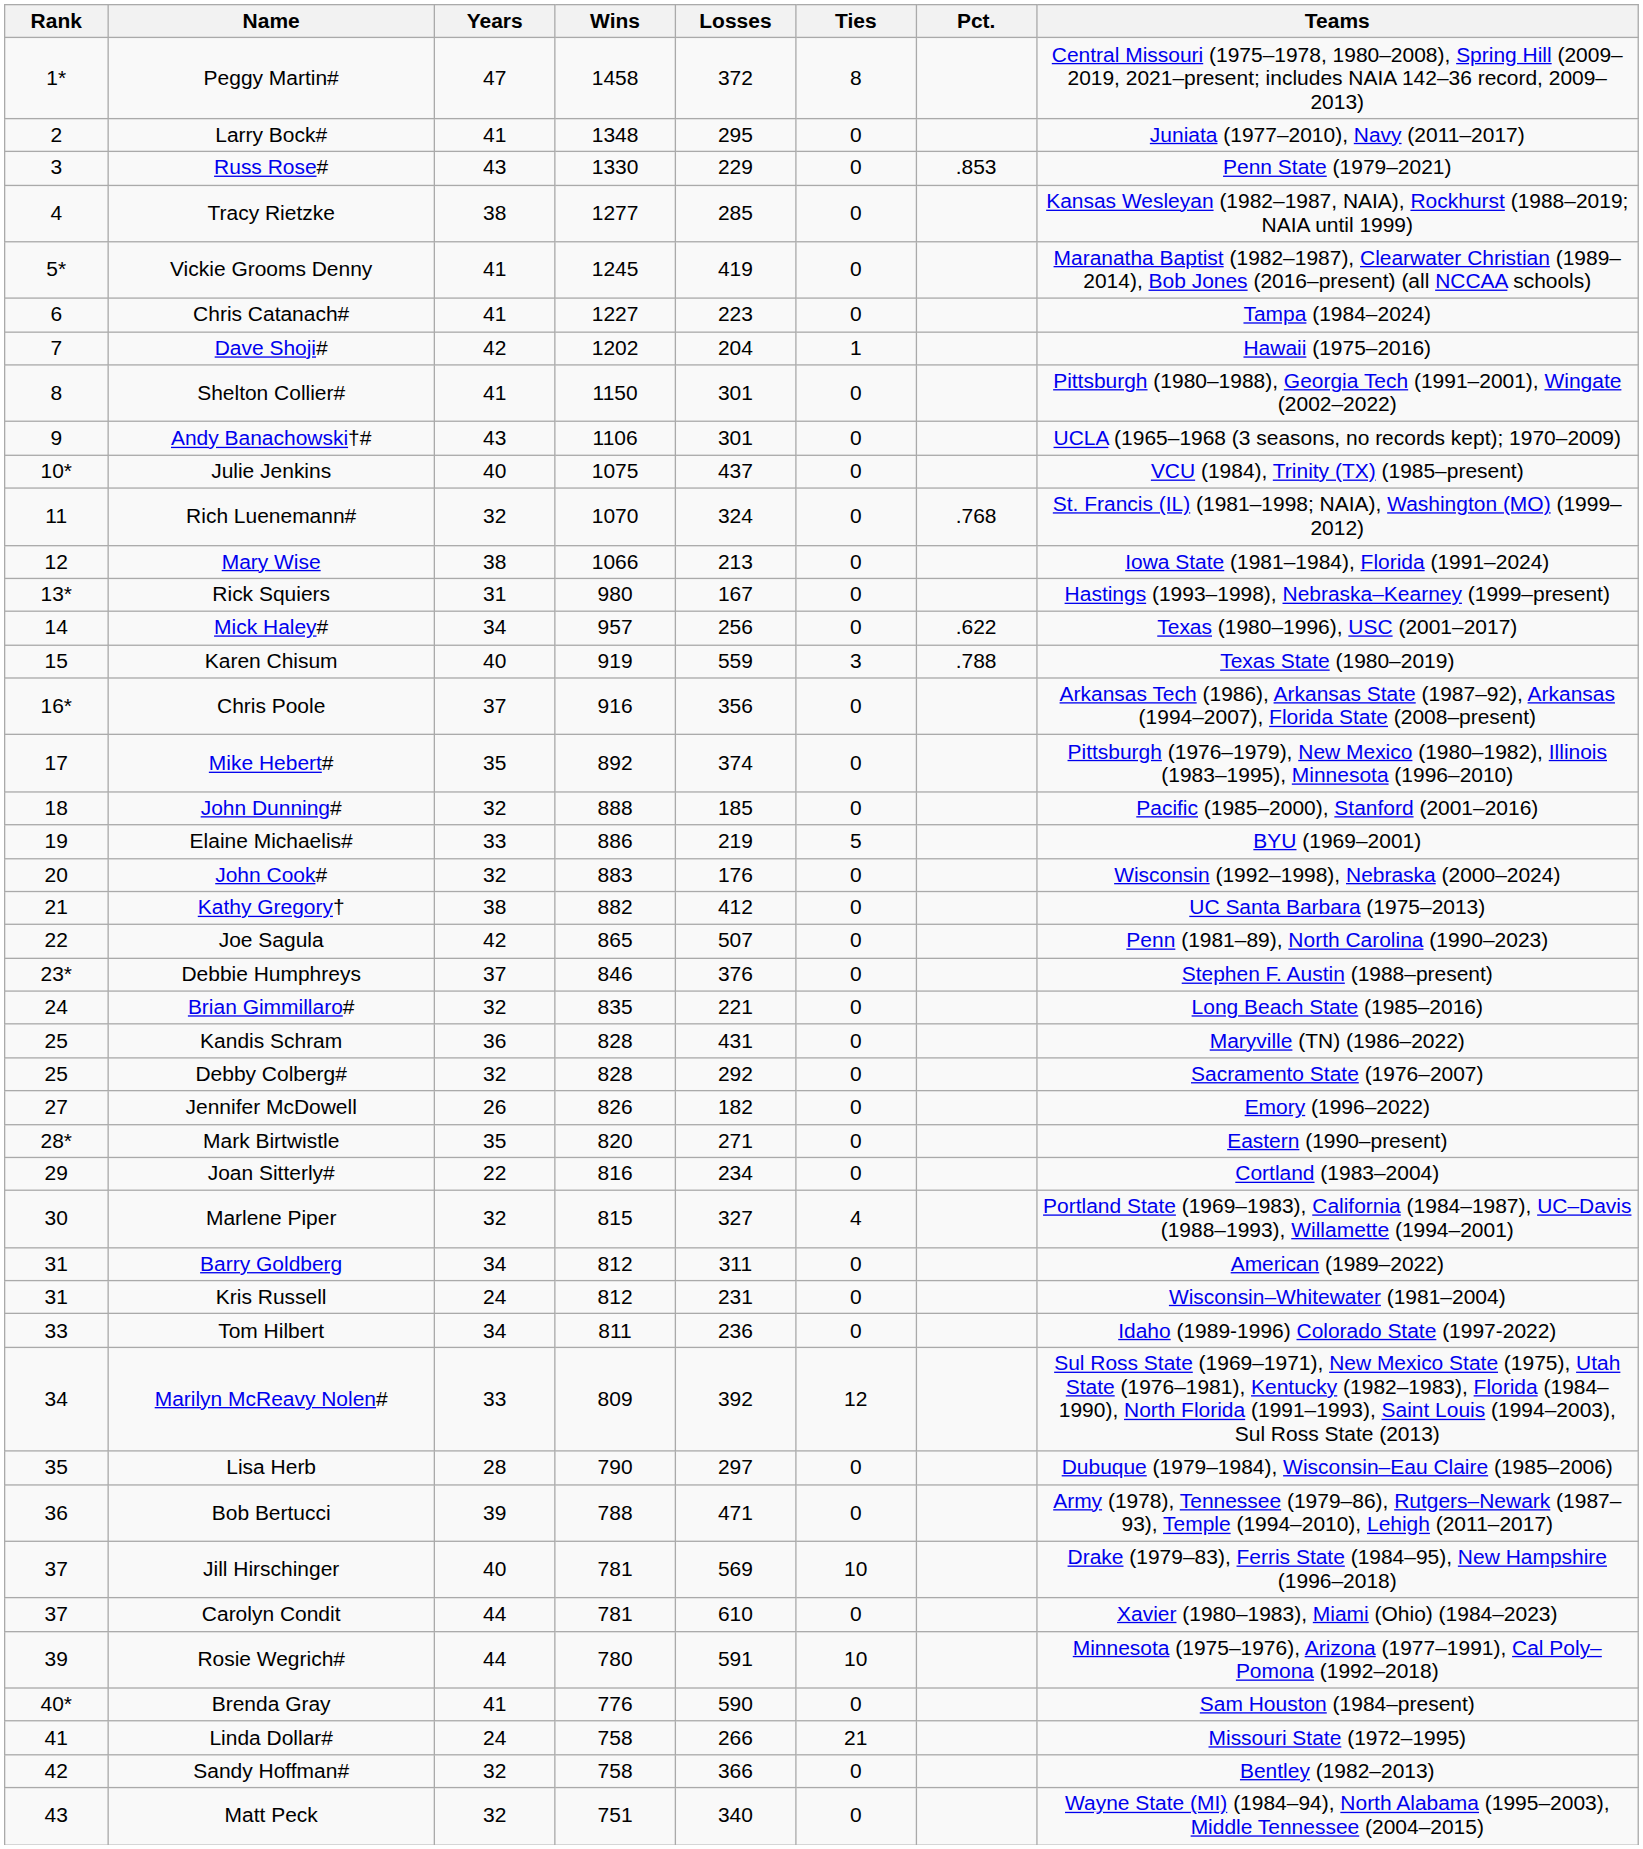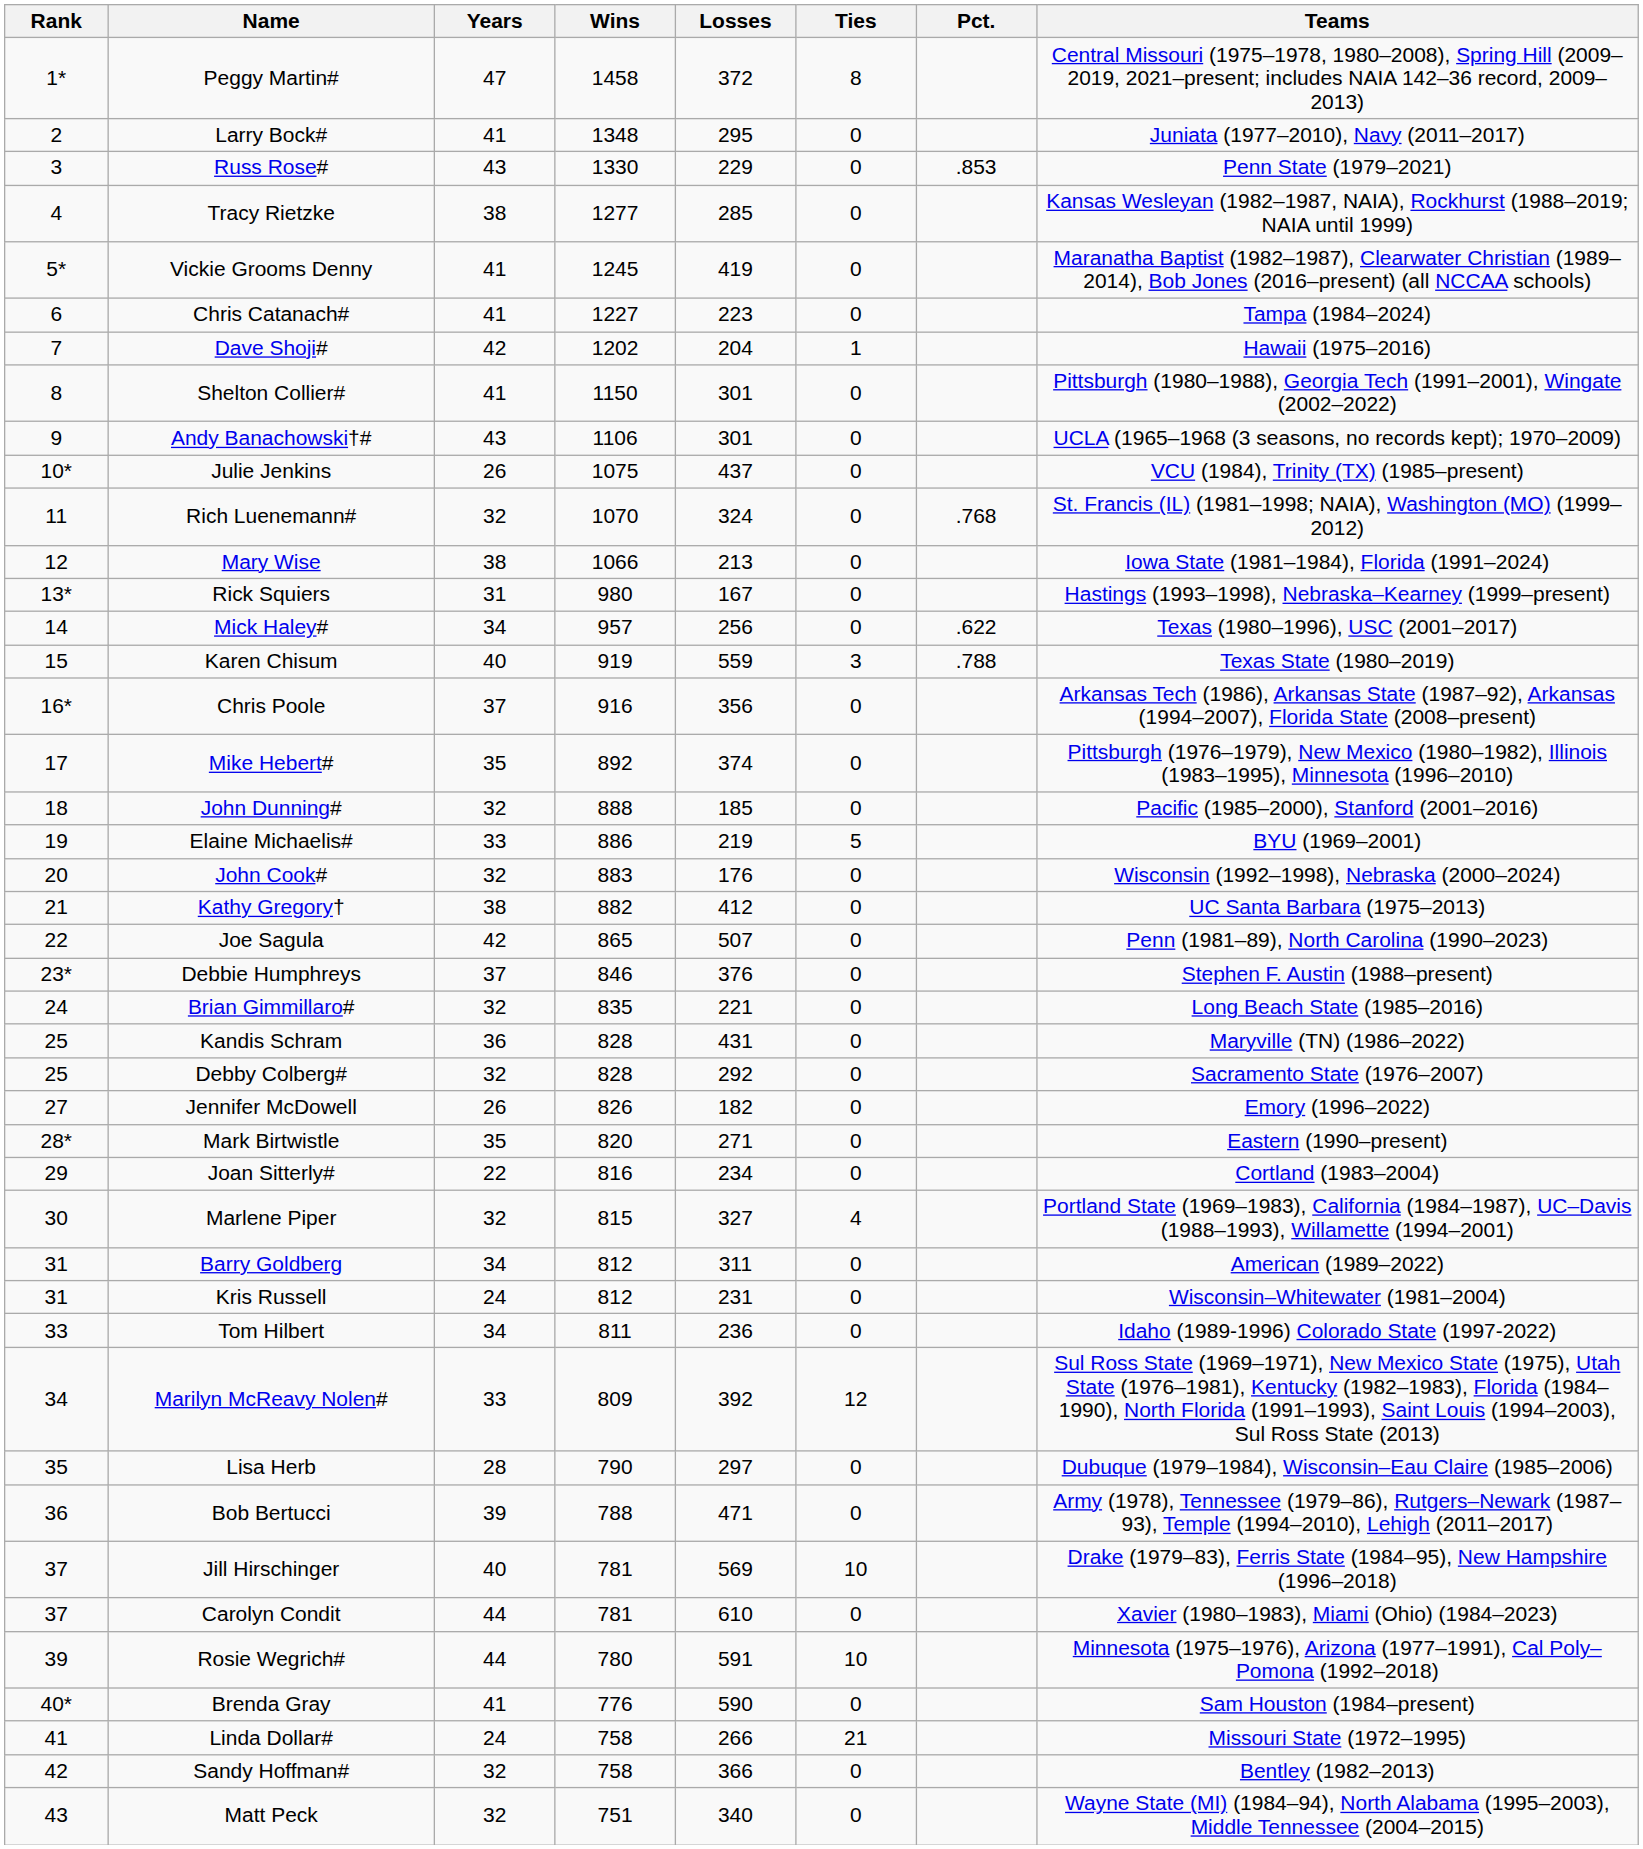(495, 471) 40 -> (495, 471) 26
